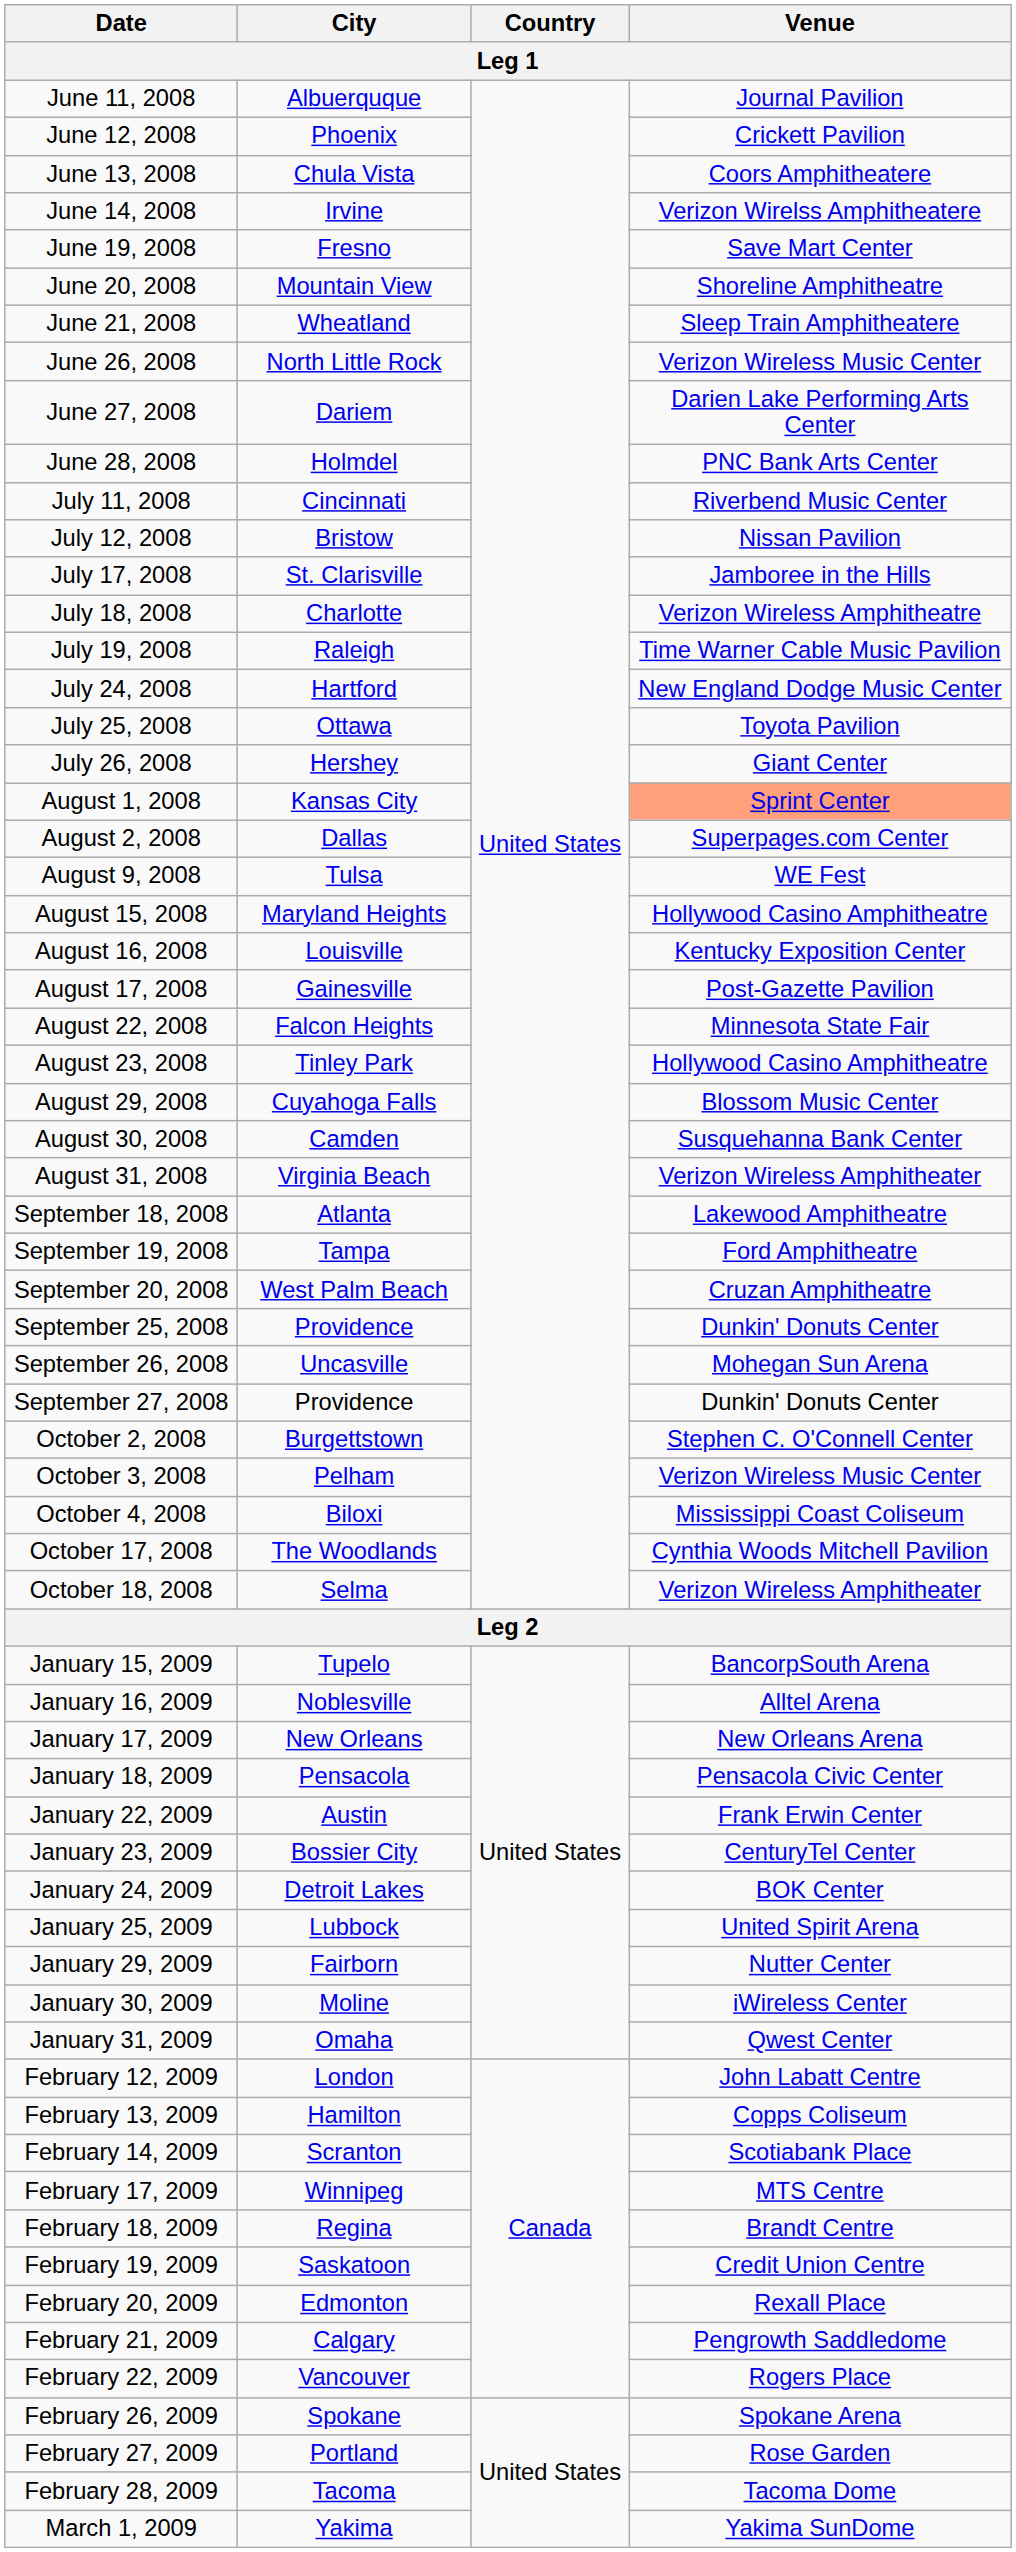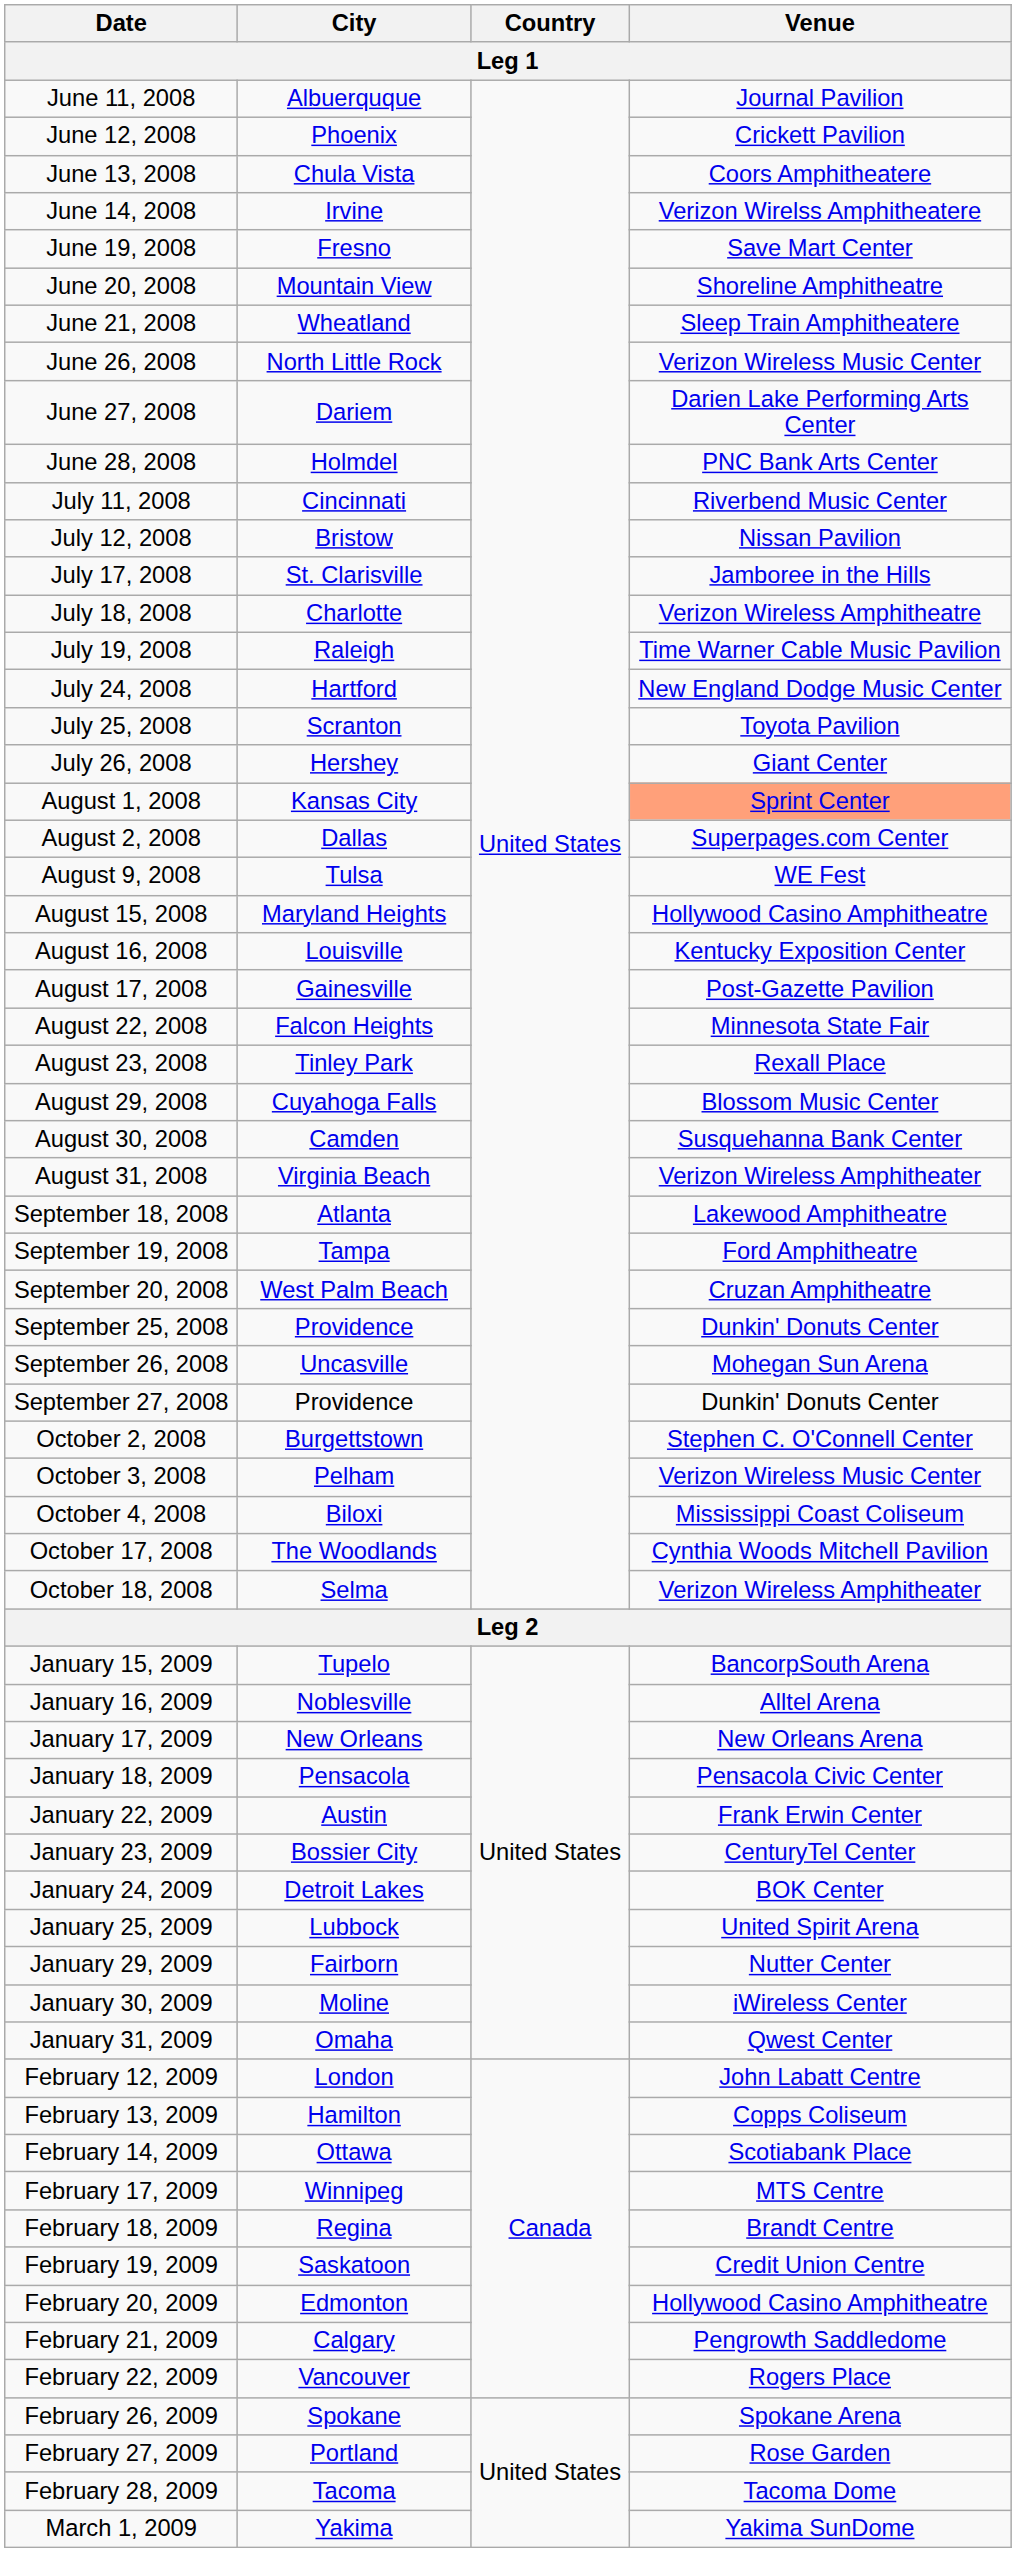(354, 725) Ottawa -> (354, 725) Scranton
(820, 1063) Hollywood Casino Amphitheatre -> (820, 1063) Rexall Place
(354, 2152) Scranton -> (354, 2152) Ottawa
(820, 2303) Rexall Place -> (820, 2303) Hollywood Casino Amphitheatre
